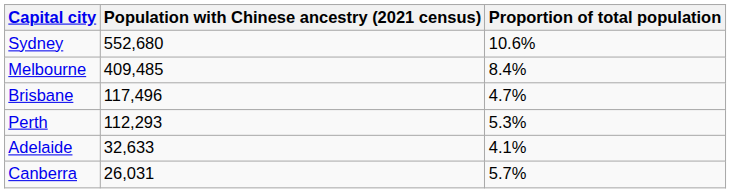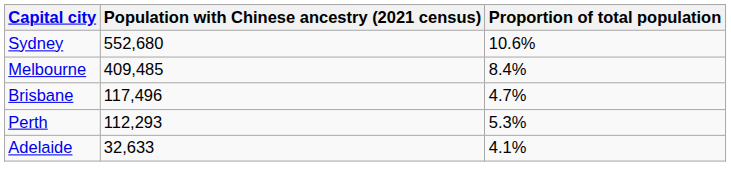- row: (43, 174)
